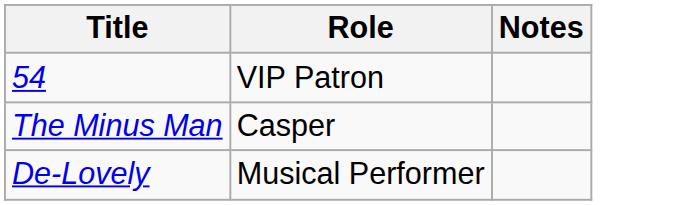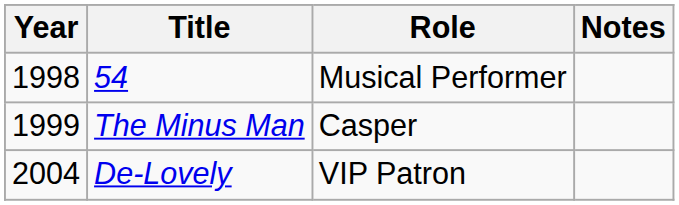+ column: (46, 28)
(310, 77) VIP Patron -> (443, 77) Musical Performer
(361, 174) Musical Performer -> (392, 174) VIP Patron
